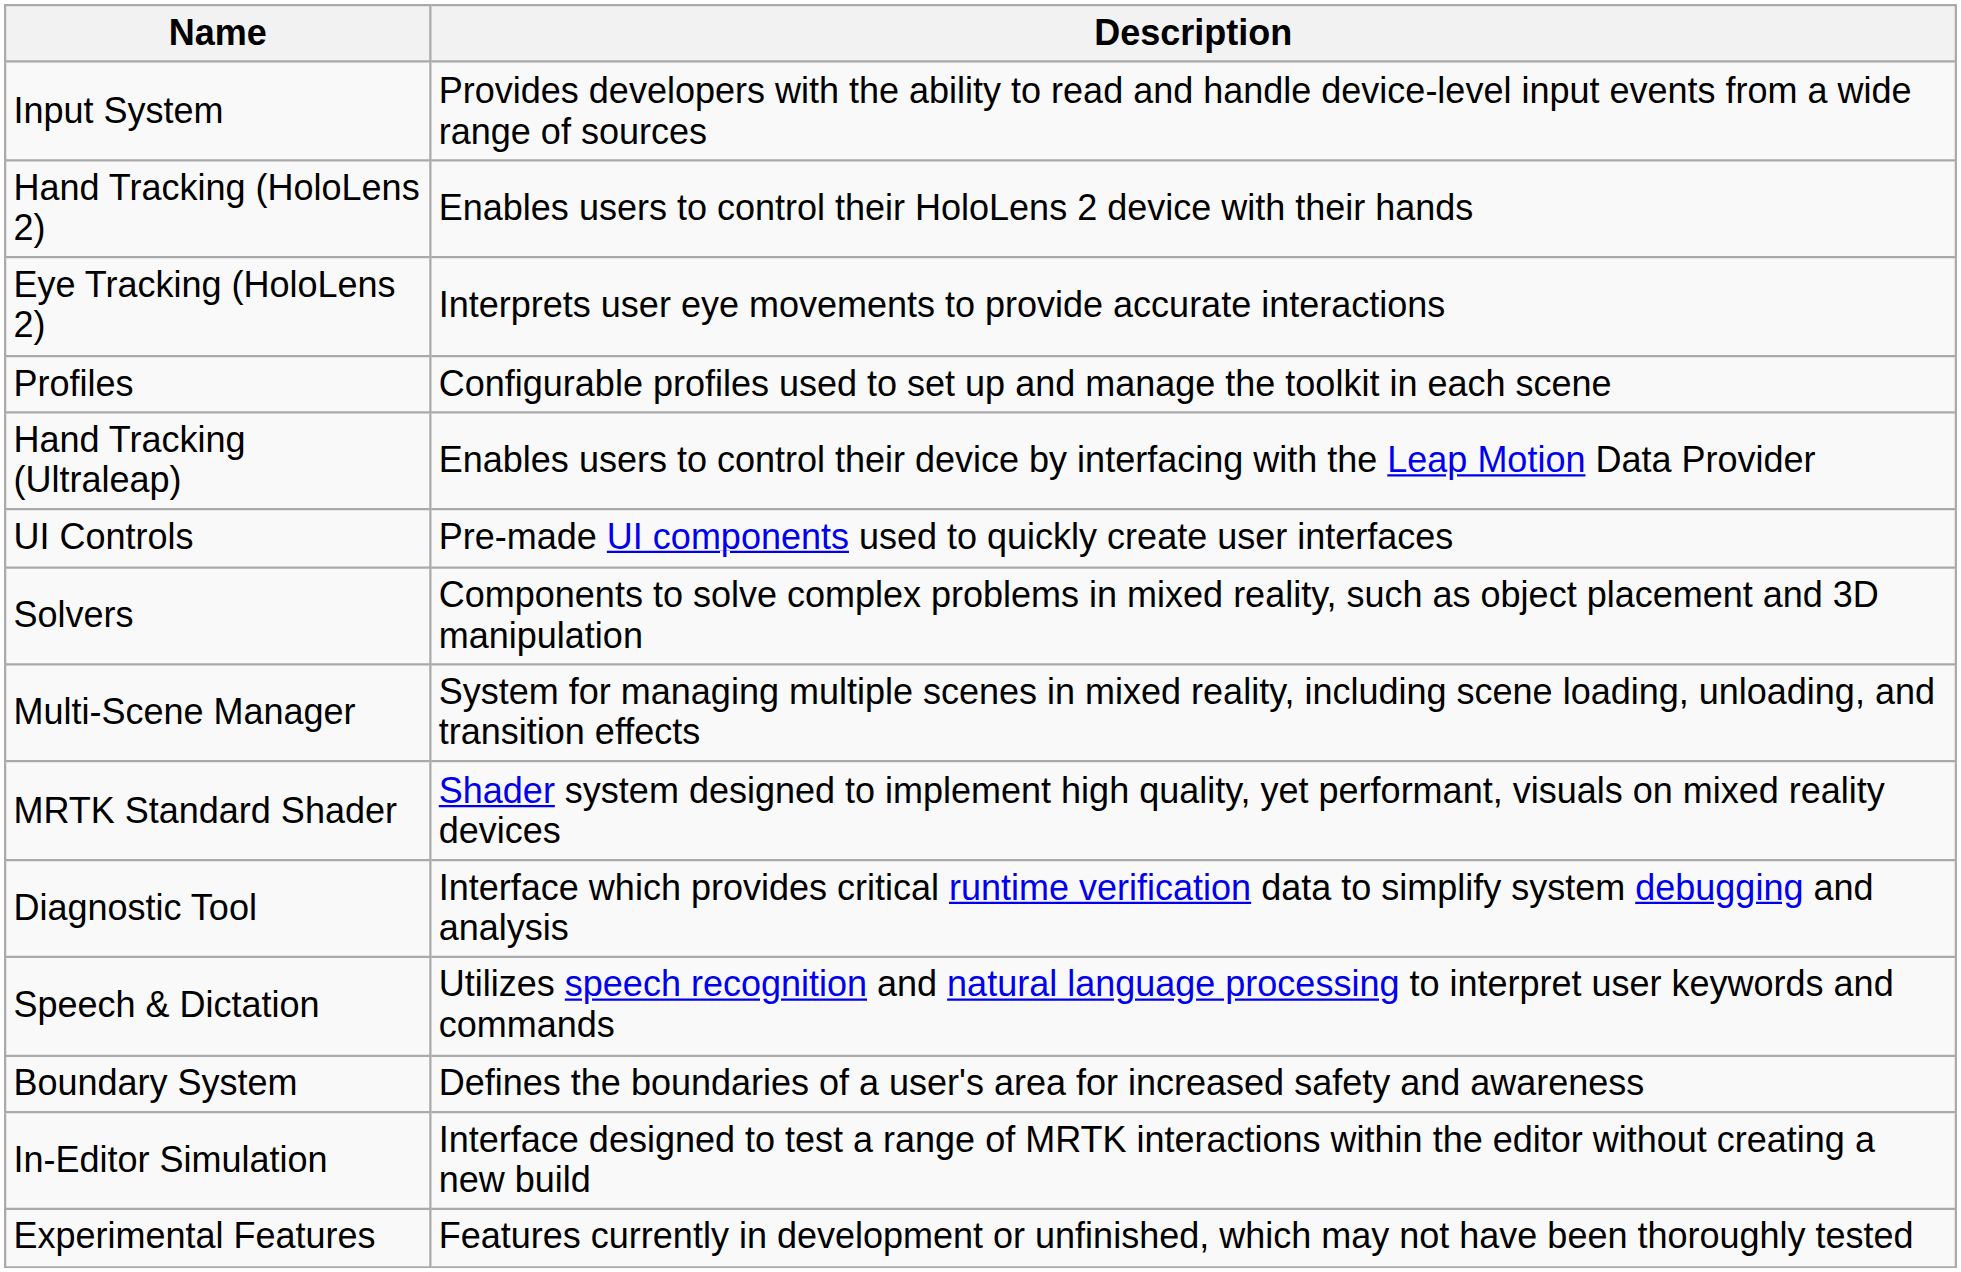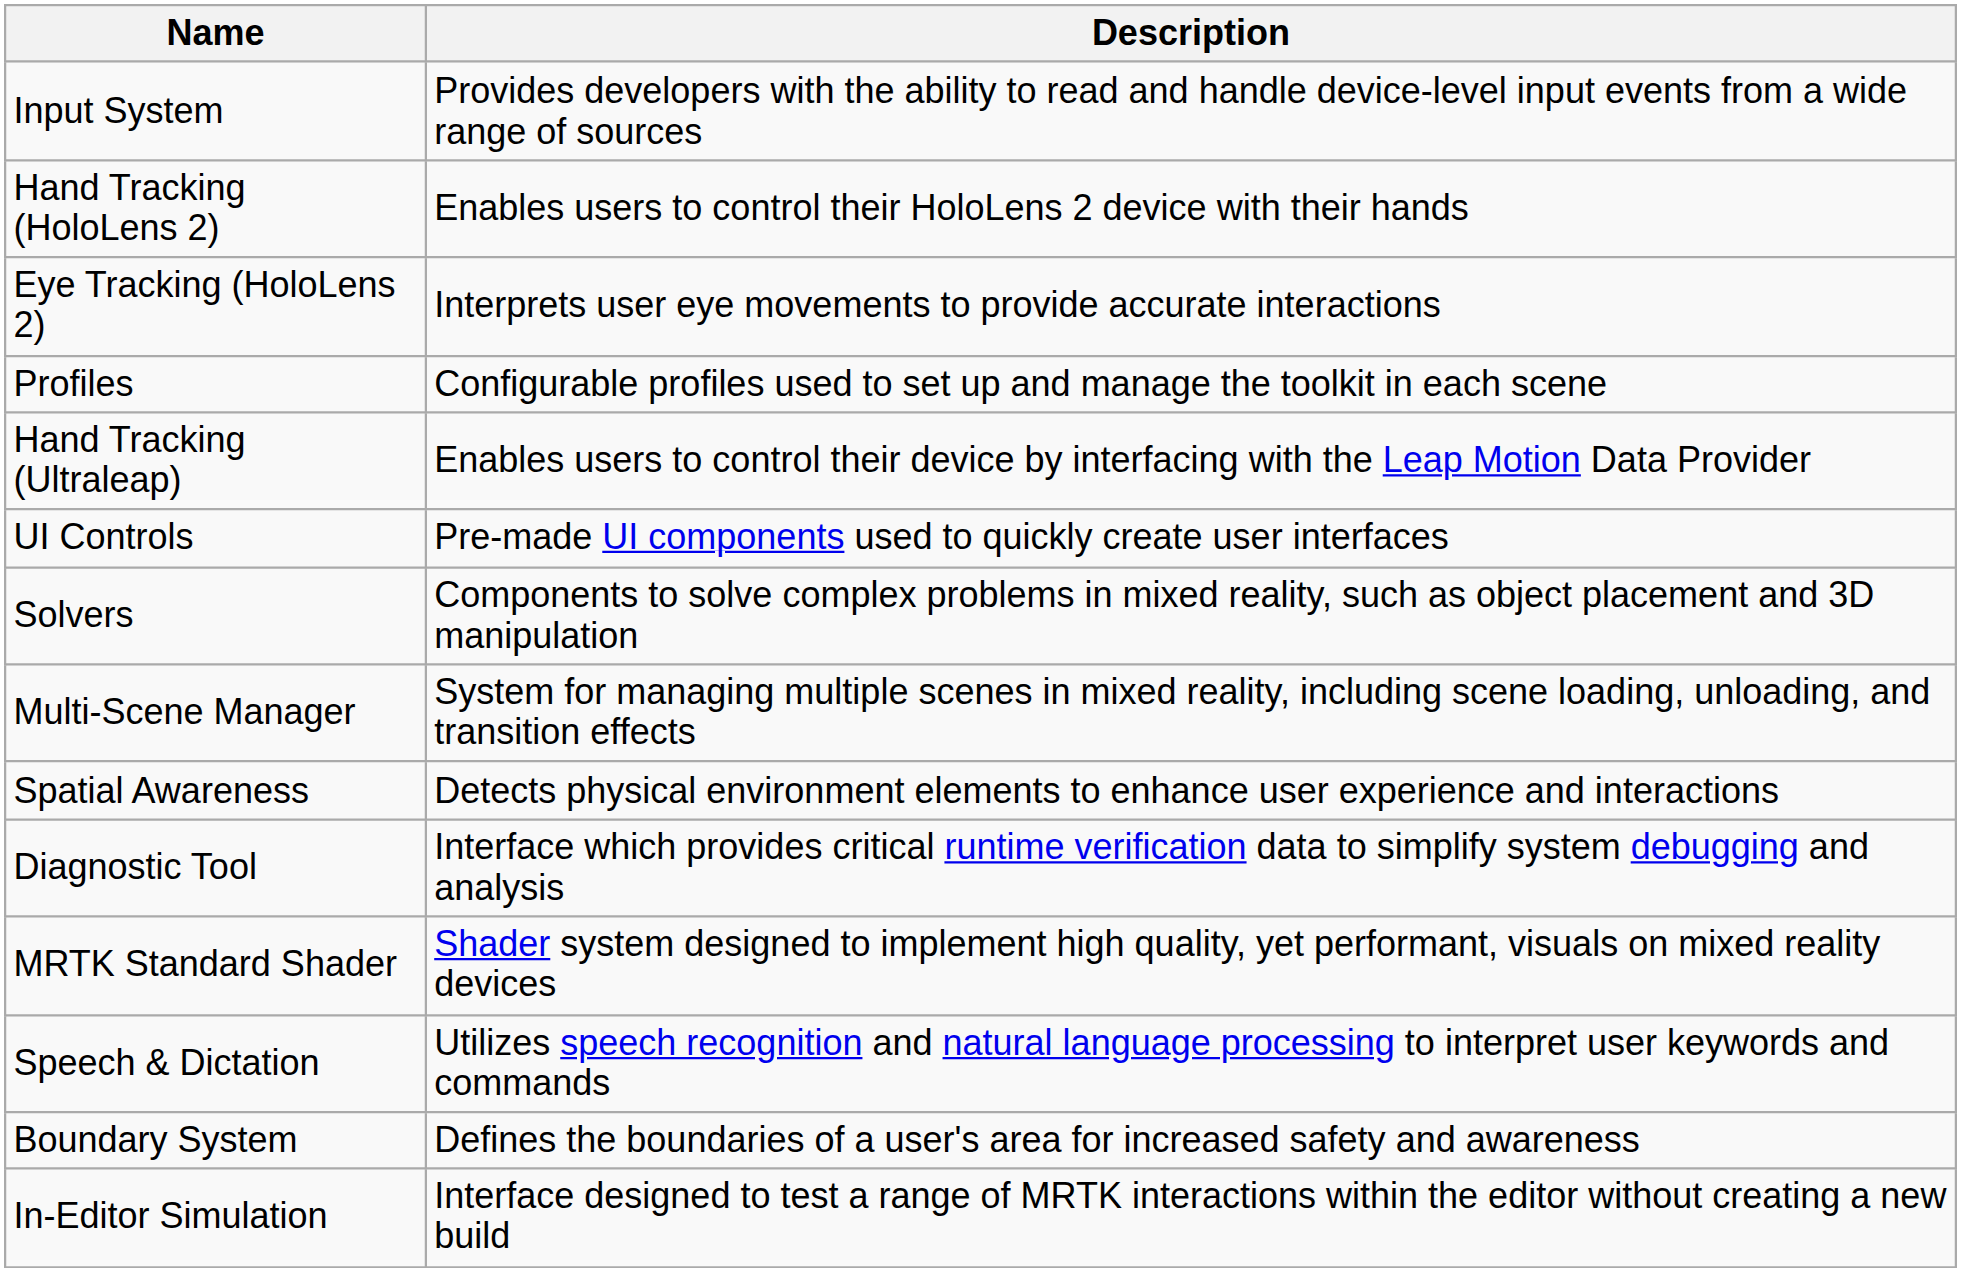+ row: (161, 789)
rows swapped: (135, 907) <-> (205, 810)
- row: (195, 1237)
